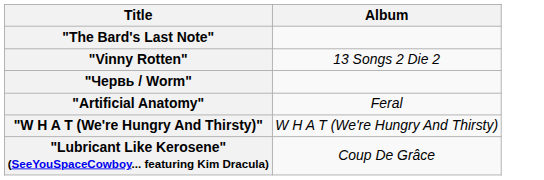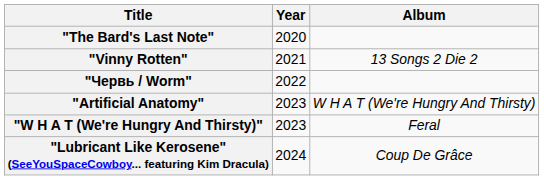+ column: (291, 15)
(387, 103) Feral -> (424, 103) W H A T (We're Hungry And Thirsty)
(387, 125) W H A T (We're Hungry And Thirsty) -> (424, 125) Feral
